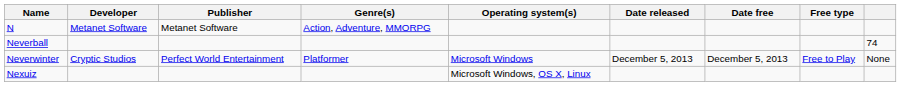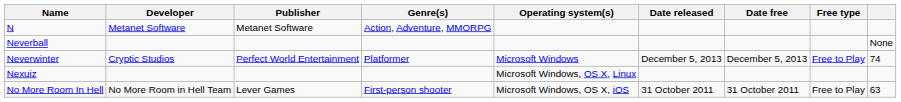(872, 43) 74 -> (881, 43) None
(878, 58) None -> (875, 58) 74
+ row: (55, 89)
